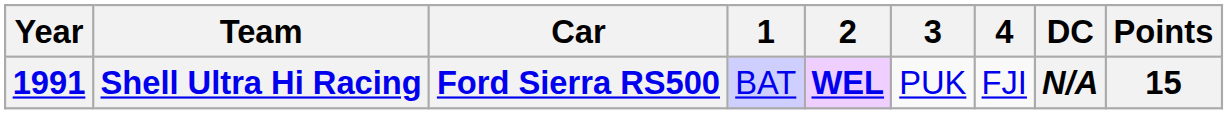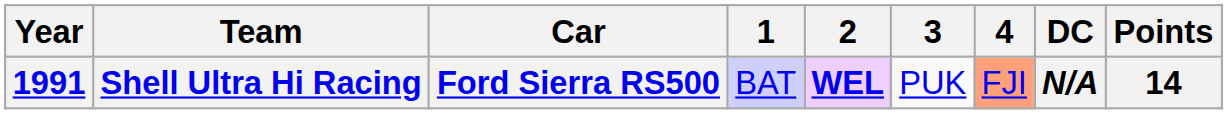(1004, 83) no background -> (1004, 83) lightsalmon background
(1163, 83) 15 -> (1163, 83) 14
